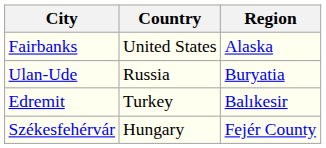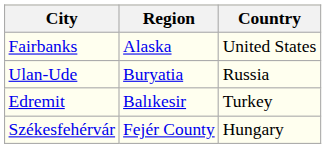columns swapped: (270, 18) <-> (170, 18)
